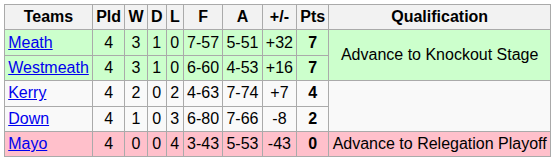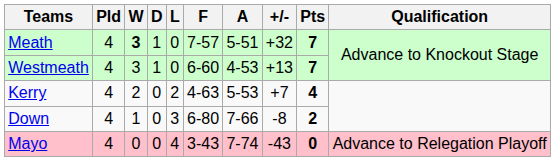(136, 42) normal -> (136, 42) bold
(279, 67) +16 -> (279, 67) +13
(242, 93) 7-74 -> (242, 93) 5-53
(242, 144) 5-53 -> (242, 144) 7-74
